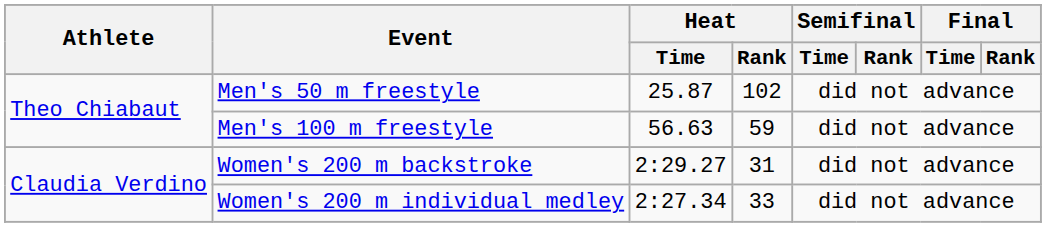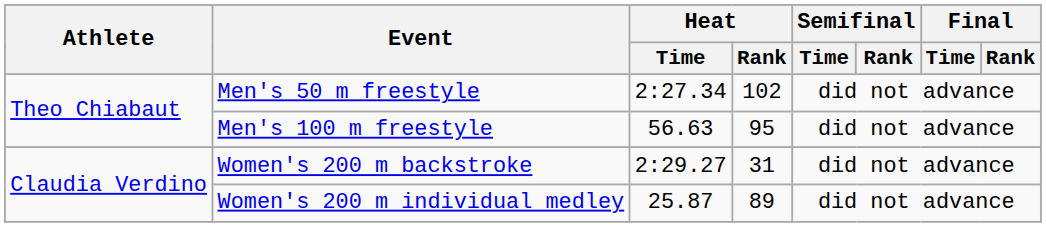(681, 92) 25.87 -> (681, 92) 2:27.34
(762, 129) 59 -> (762, 129) 95
(681, 203) 2:27.34 -> (681, 203) 25.87
(762, 203) 33 -> (762, 203) 89
